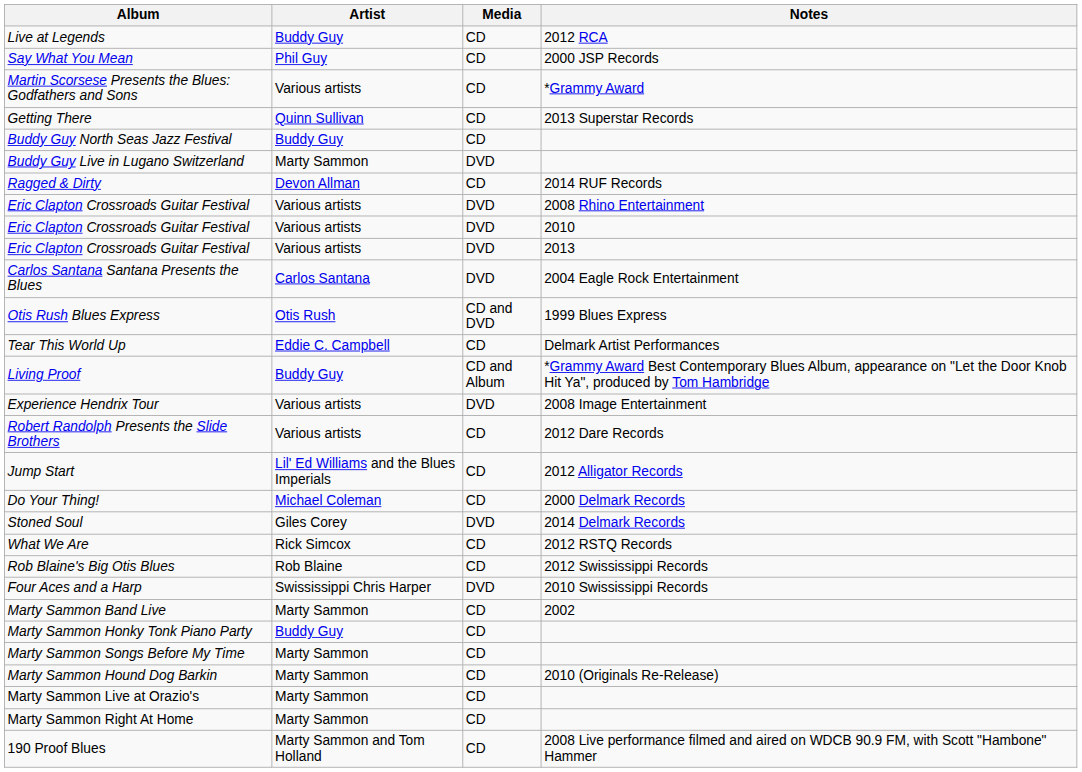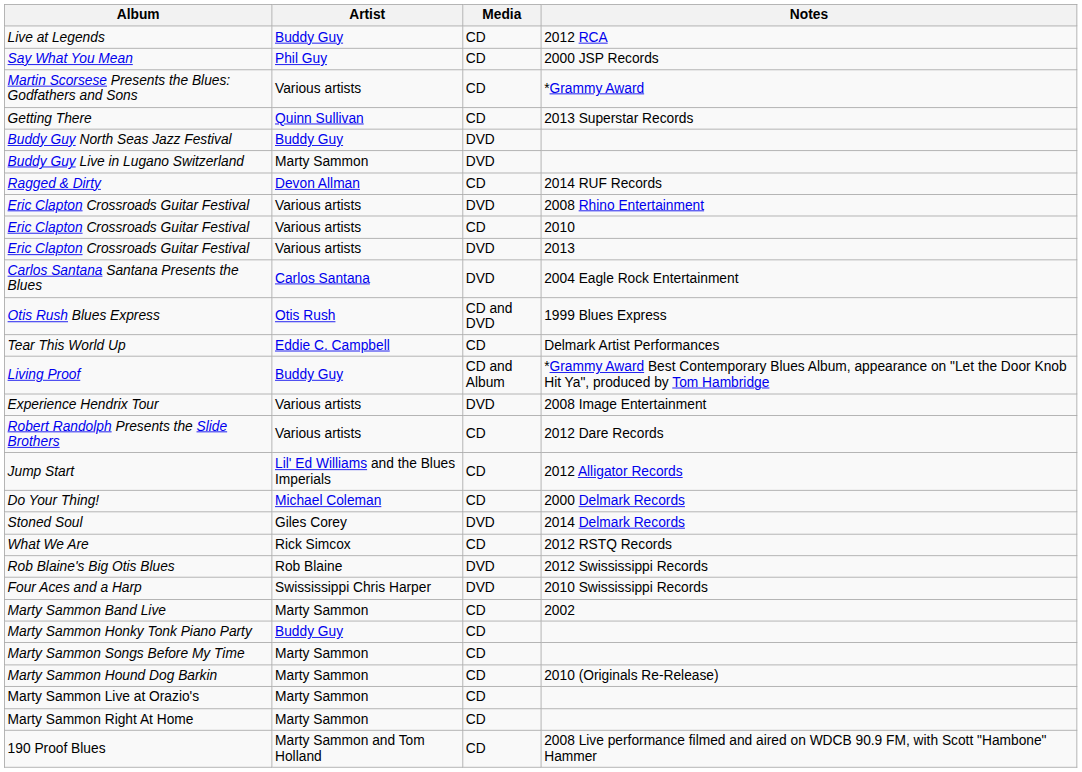(476, 140) CD -> (480, 140) DVD
(480, 227) DVD -> (476, 227) CD
(476, 566) CD -> (480, 566) DVD
